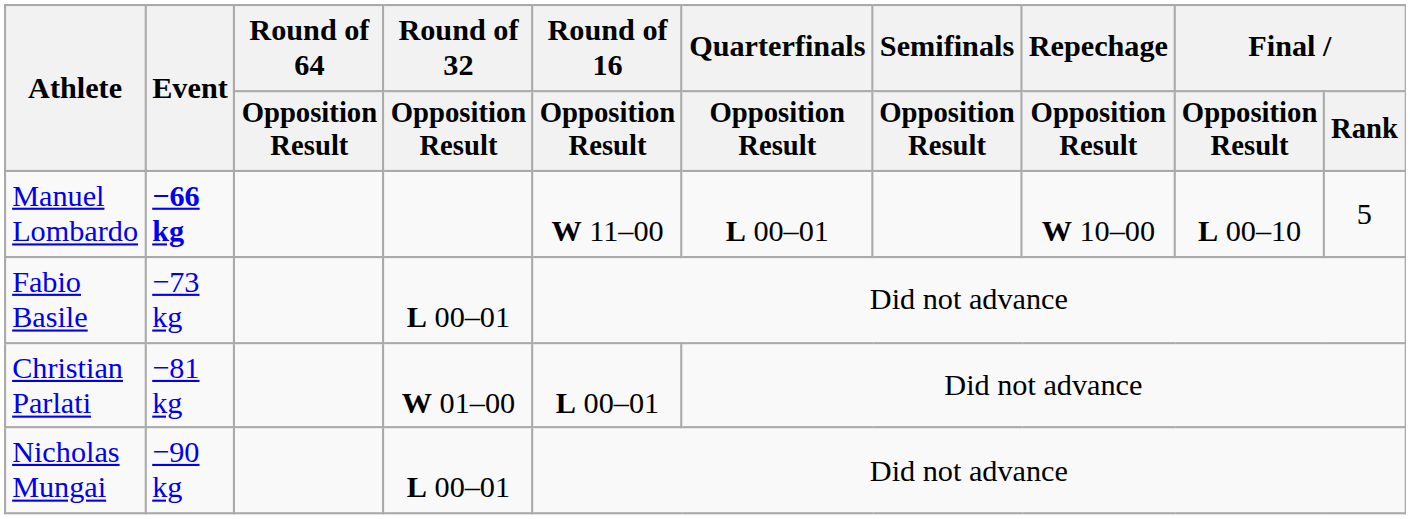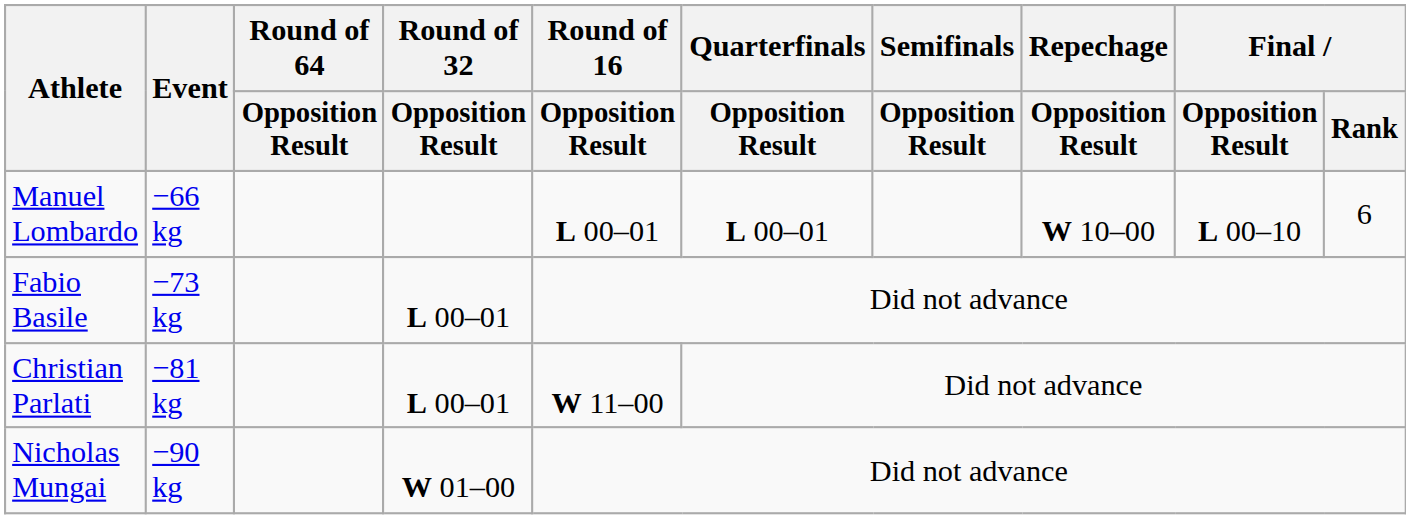(176, 214) bold -> (176, 214) normal
(608, 231) W 11–00 -> (608, 231) L 00–01
(1364, 214) 5 -> (1364, 214) 6
(458, 403) W 01–00 -> (458, 403) L 00–01
(608, 403) L 00–01 -> (608, 403) W 11–00
(458, 488) L 00–01 -> (458, 488) W 01–00
